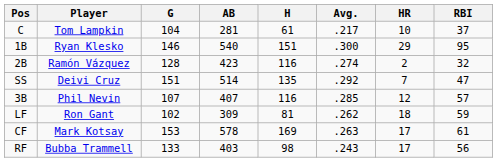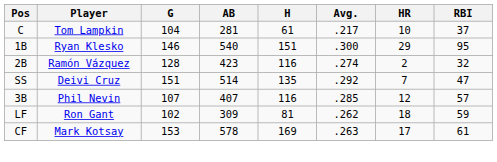- row: (21, 148)
